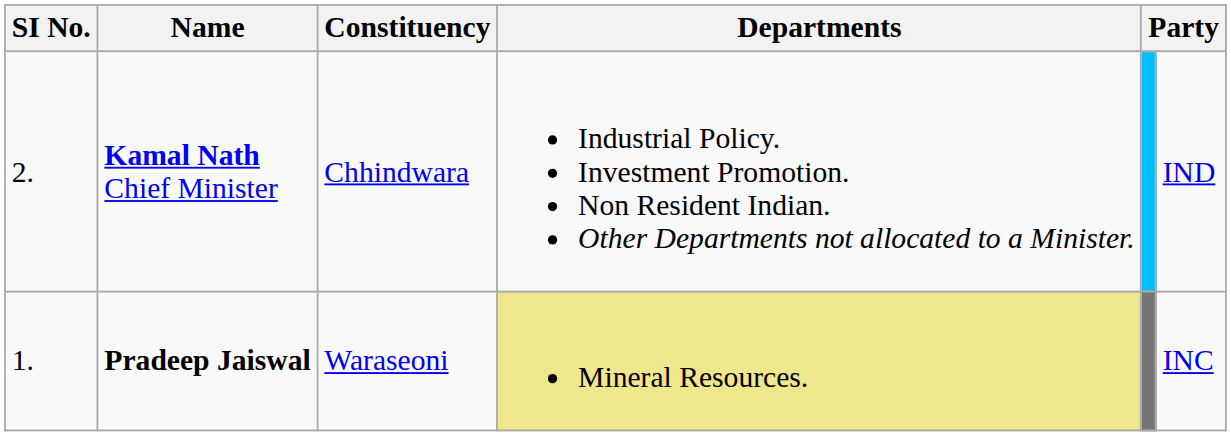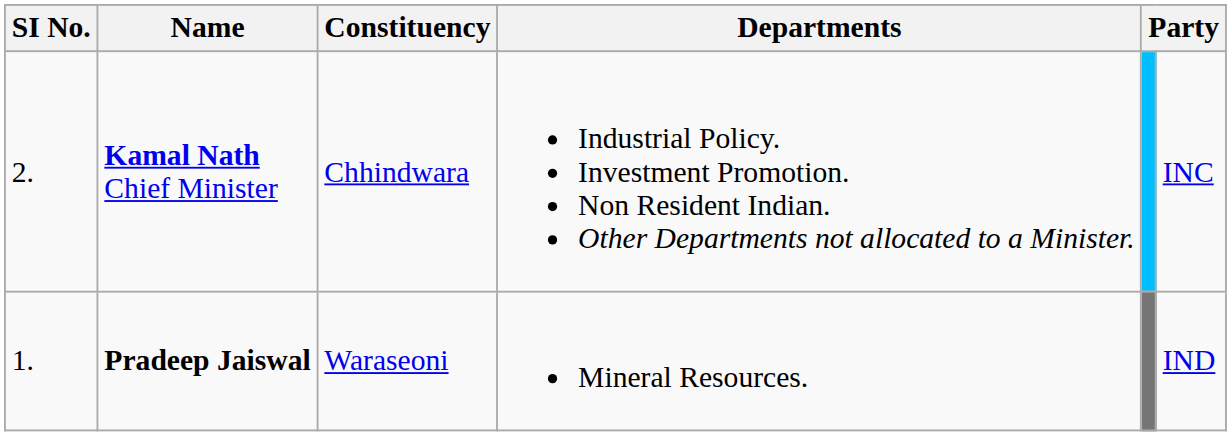(1189, 171) IND -> (1188, 171) INC
(819, 378) khaki background -> (819, 378) no background
(1188, 360) INC -> (1189, 360) IND
